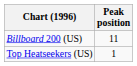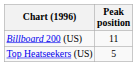(114, 54) 1 -> (114, 54) 5
